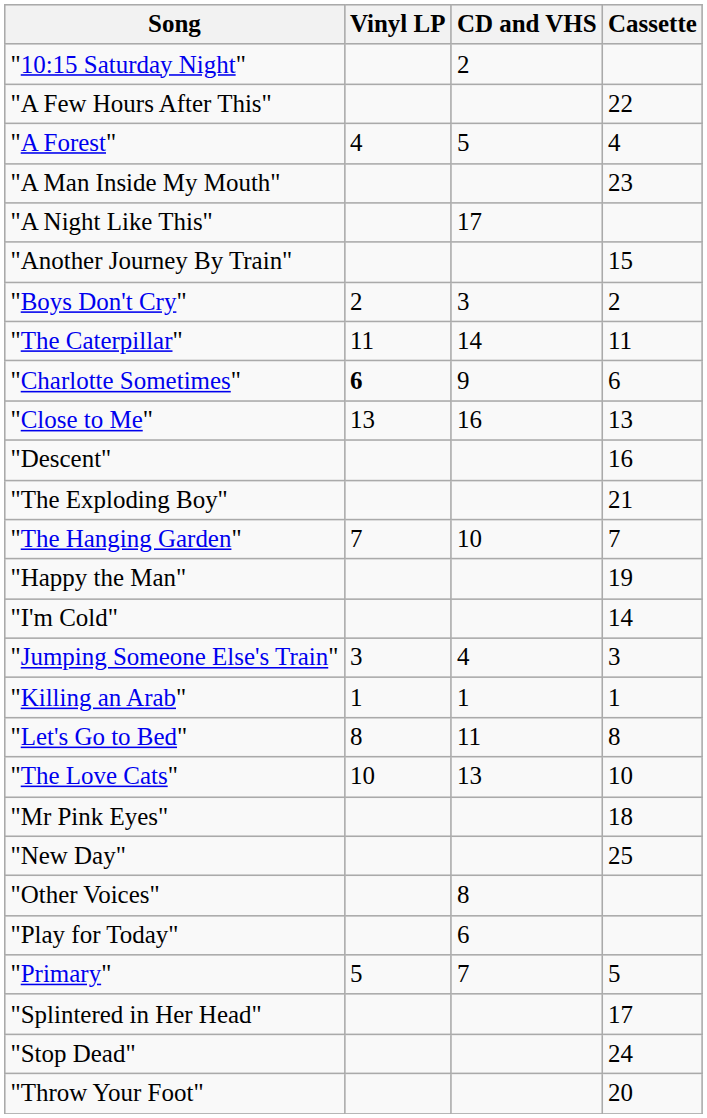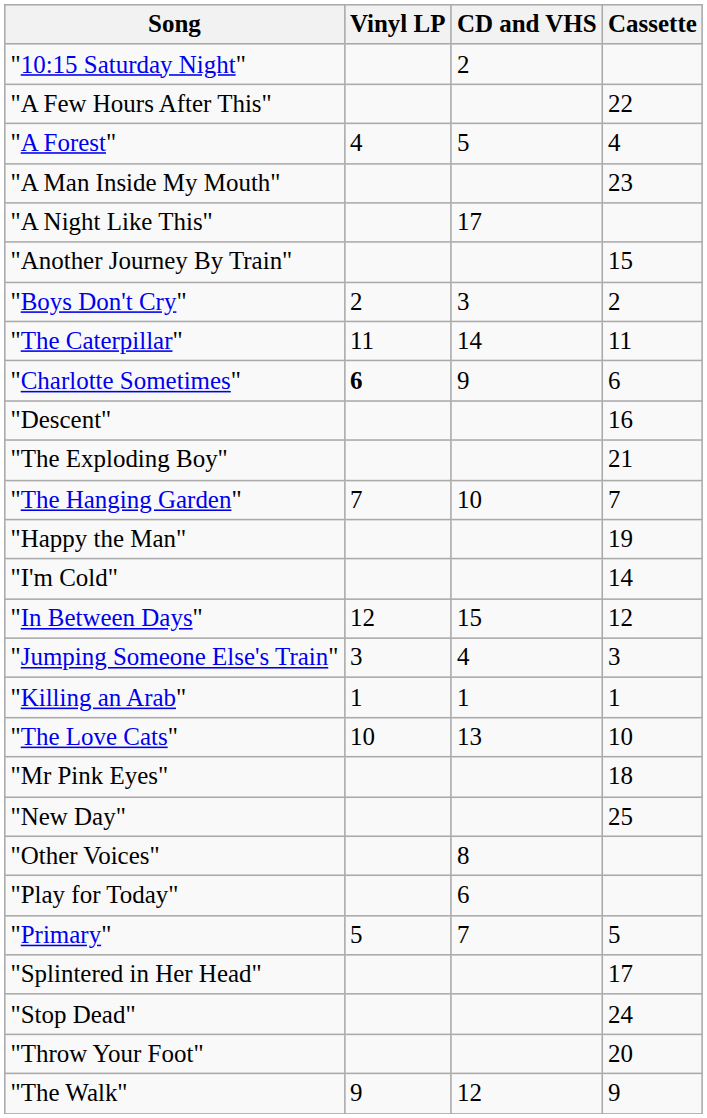- row: (82, 420)
+ row: (107, 618)
- row: (99, 736)
+ row: (69, 1093)
